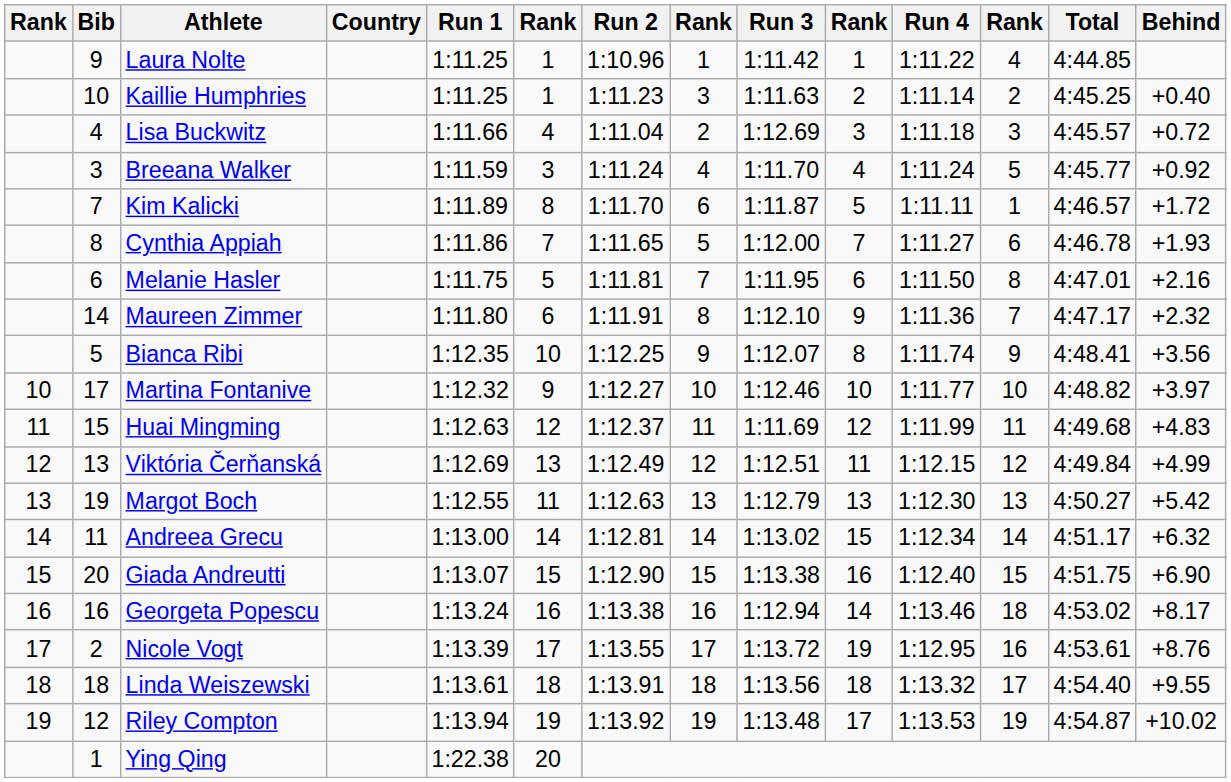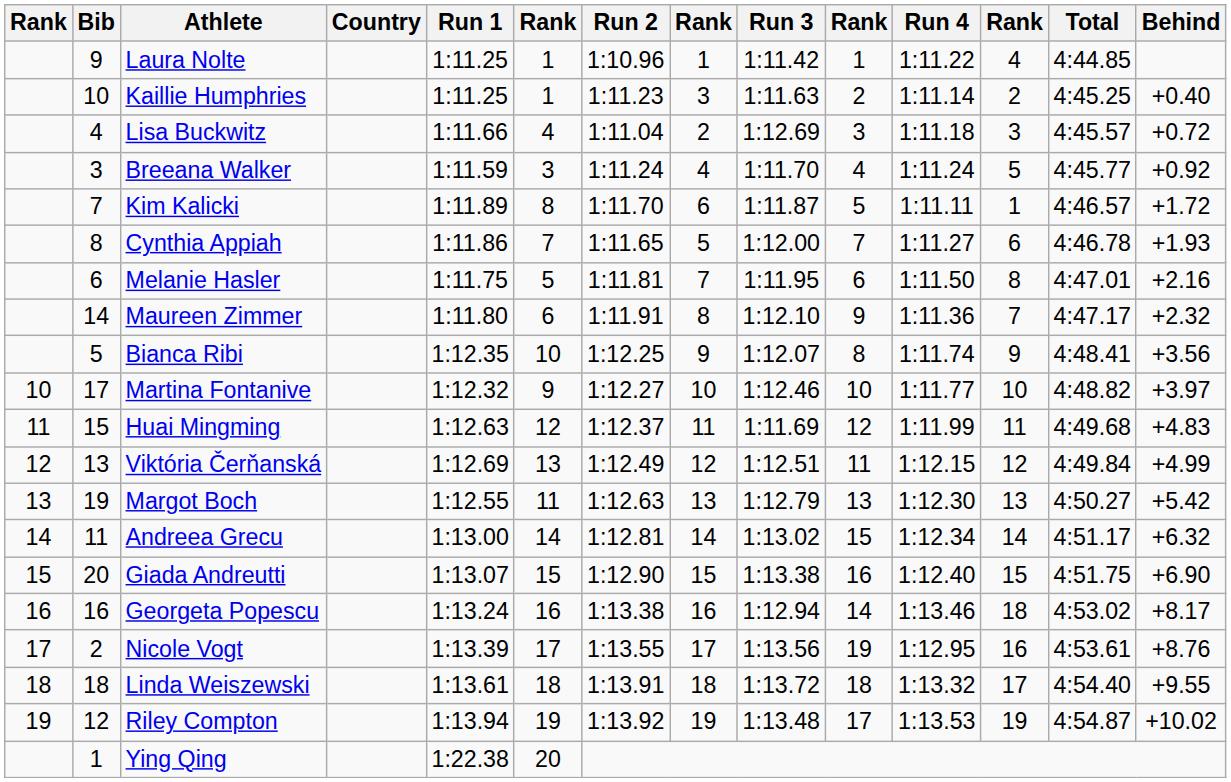(781, 648) 1:13.72 -> (781, 648) 1:13.56
(781, 685) 1:13.56 -> (781, 685) 1:13.72
